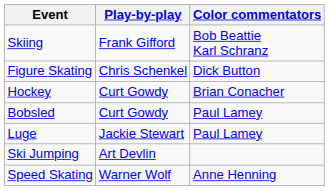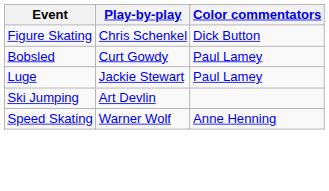- row: (25, 43)
- row: (29, 92)
